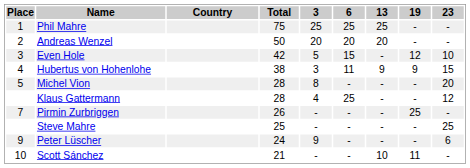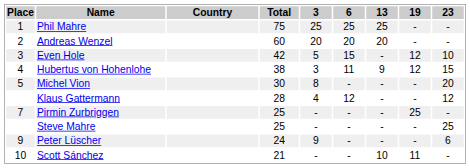(279, 41) 50 -> (279, 41) 60
(415, 70) 9 -> (415, 70) 12
(279, 84) 28 -> (279, 84) 30
(349, 98) 25 -> (349, 98) 12
(279, 112) 26 -> (279, 112) 25
